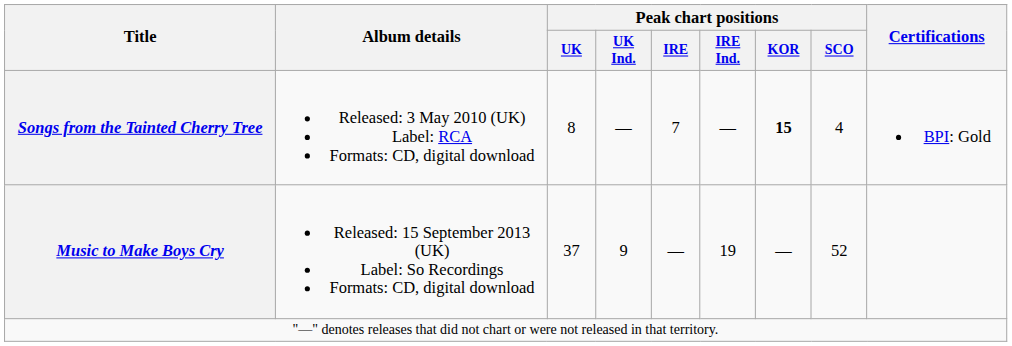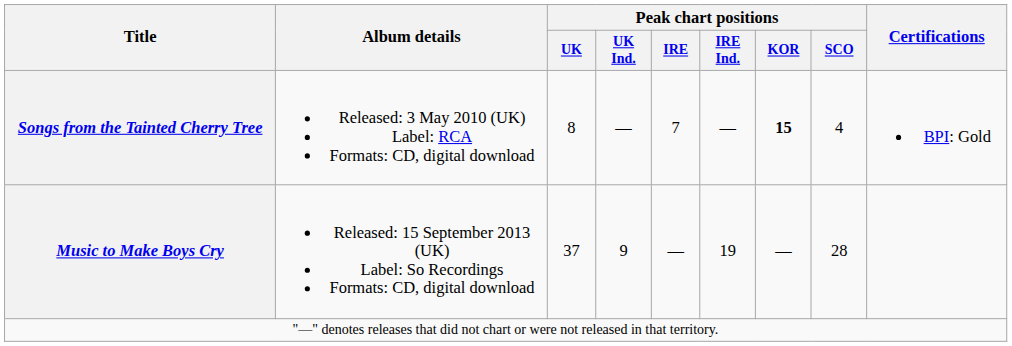(839, 251) 52 -> (839, 251) 28
